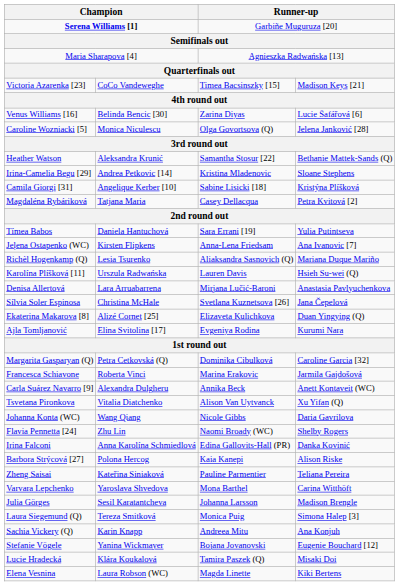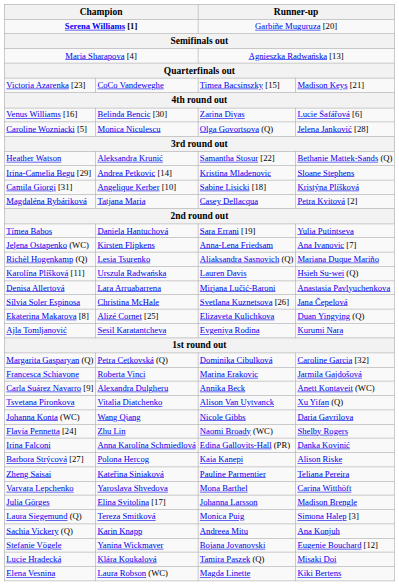(132, 331) Elina Svitolina [17] -> (132, 331) Sesil Karatantcheva
(132, 503) Sesil Karatantcheva -> (132, 503) Elina Svitolina [17]
